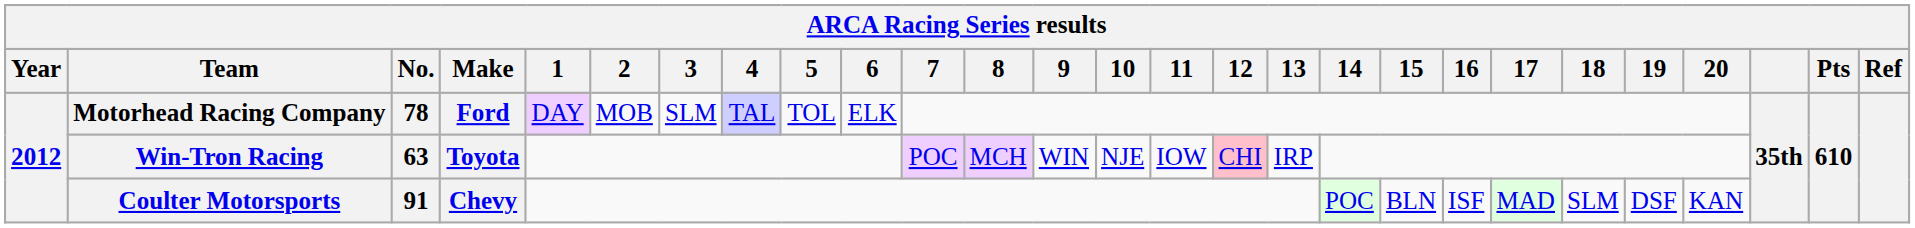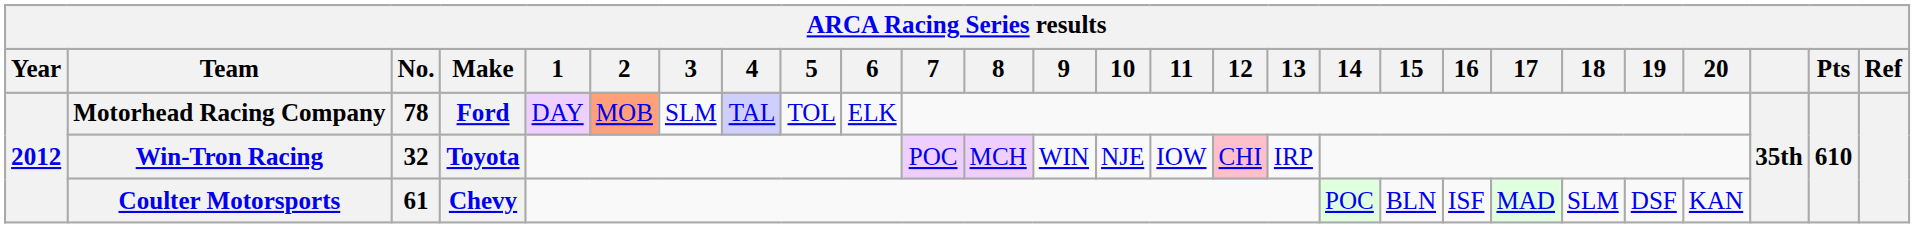(624, 113) no background -> (624, 113) lightsalmon background
(416, 156) 63 -> (416, 156) 32
(416, 199) 91 -> (416, 199) 61
